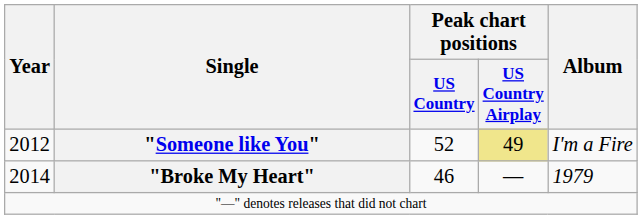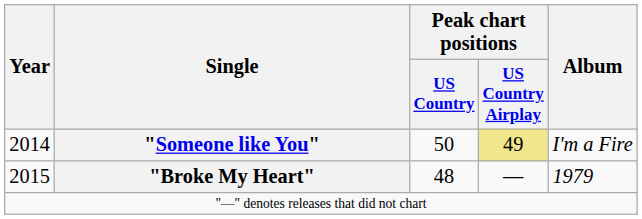(30, 144) 2012 -> (30, 144) 2014
(444, 144) 52 -> (444, 144) 50
(30, 176) 2014 -> (30, 176) 2015
(444, 176) 46 -> (444, 176) 48
